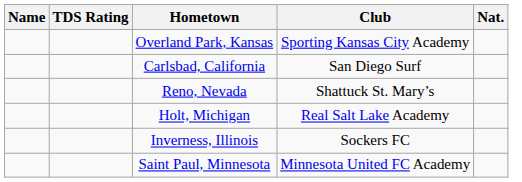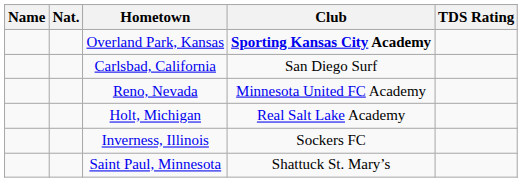columns swapped: (491, 17) <-> (91, 17)
(375, 41) normal -> (331, 41) bold
(375, 91) Shattuck St. Mary’s -> (331, 91) Minnesota United FC Academy
(375, 165) Minnesota United FC Academy -> (331, 165) Shattuck St. Mary’s
